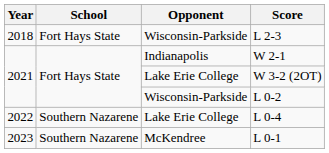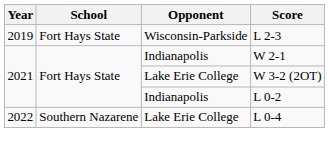(20, 35) 2018 -> (20, 35) 2019
(196, 96) Wisconsin-Parkside -> (176, 96) Indianapolis
- row: (267, 138)
